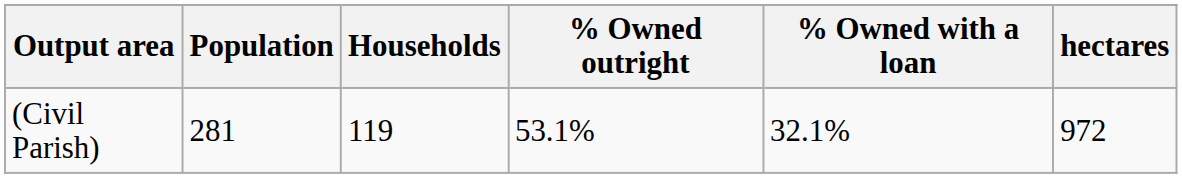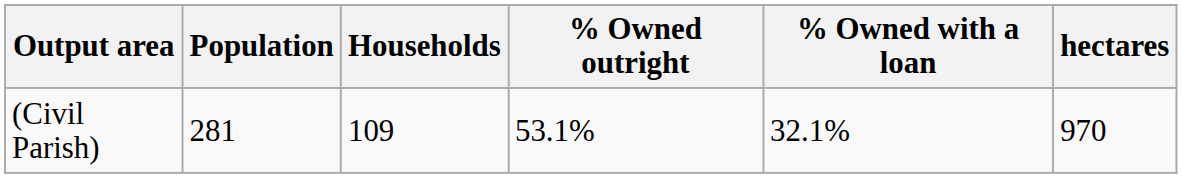(371, 130) 119 -> (371, 130) 109
(1083, 130) 972 -> (1083, 130) 970
